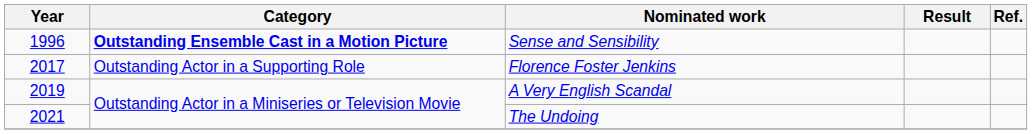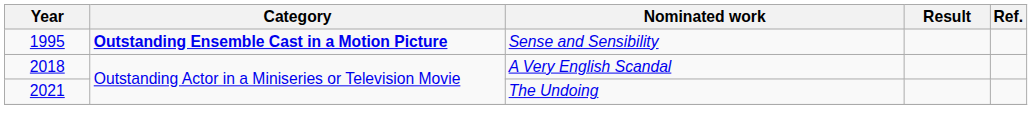(47, 41) 1996 -> (47, 41) 1995
- row: (592, 66)
(47, 91) 2019 -> (47, 66) 2018
